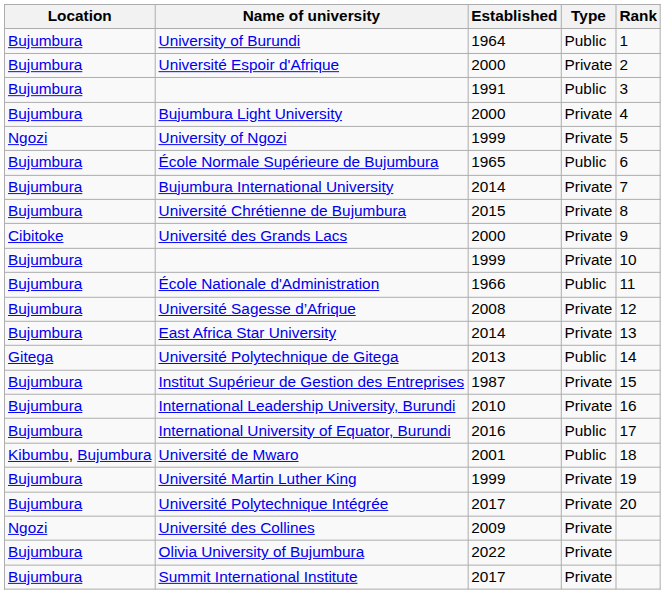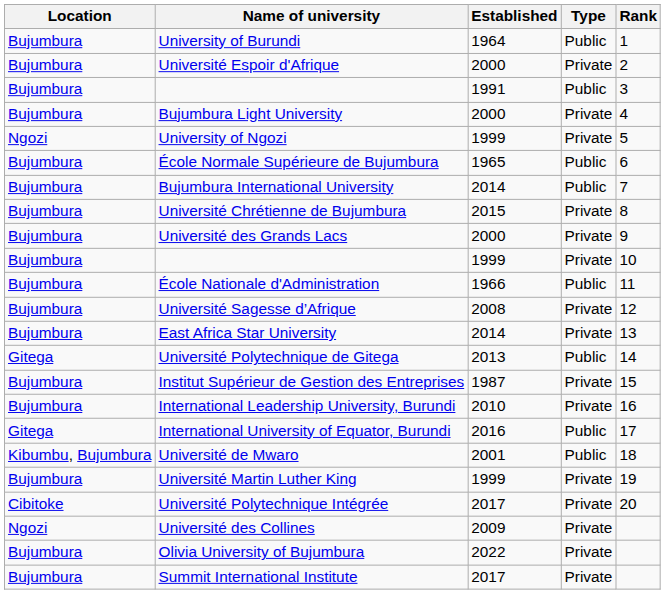(588, 187) Private -> (585, 187) Public
(36, 235) Cibitoke -> (45, 235) Bujumbura
(45, 430) Bujumbura -> (31, 430) Gitega
(45, 503) Bujumbura -> (36, 503) Cibitoke
